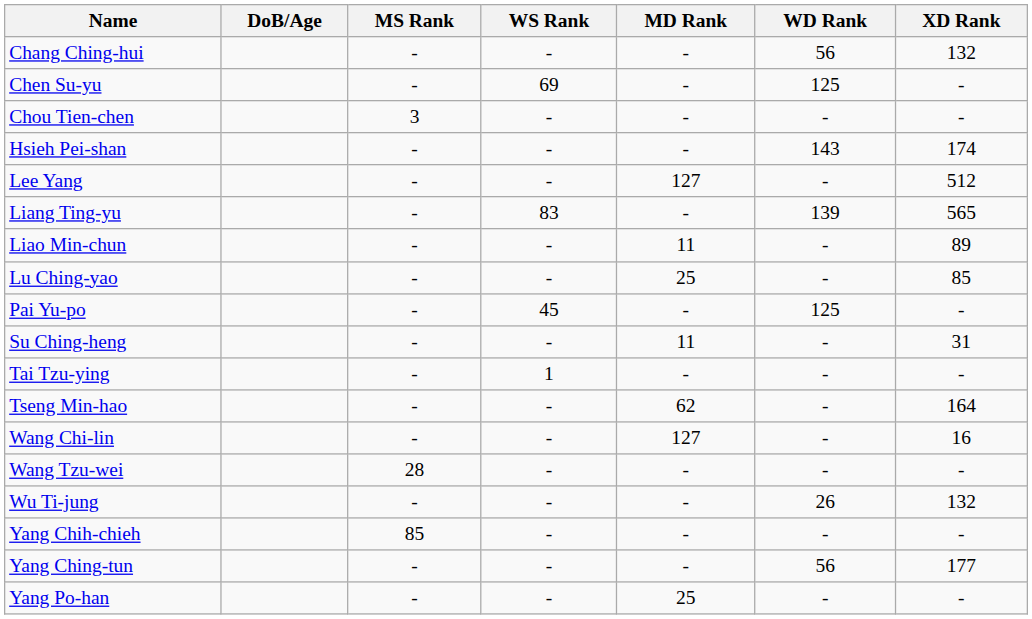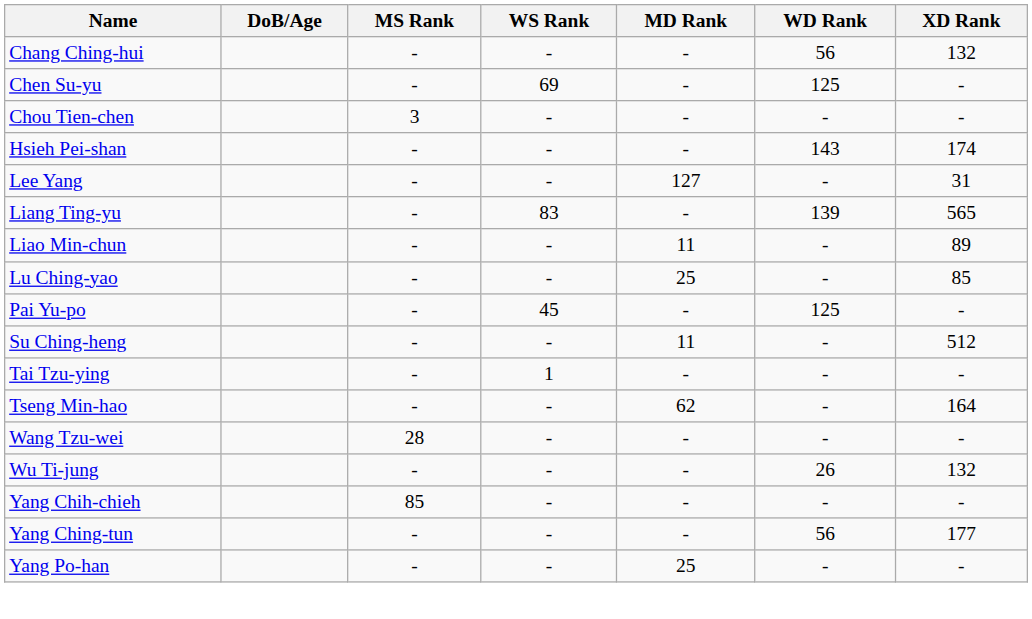(961, 181) 512 -> (961, 181) 31
(961, 341) 31 -> (961, 341) 512
- row: (62, 437)
